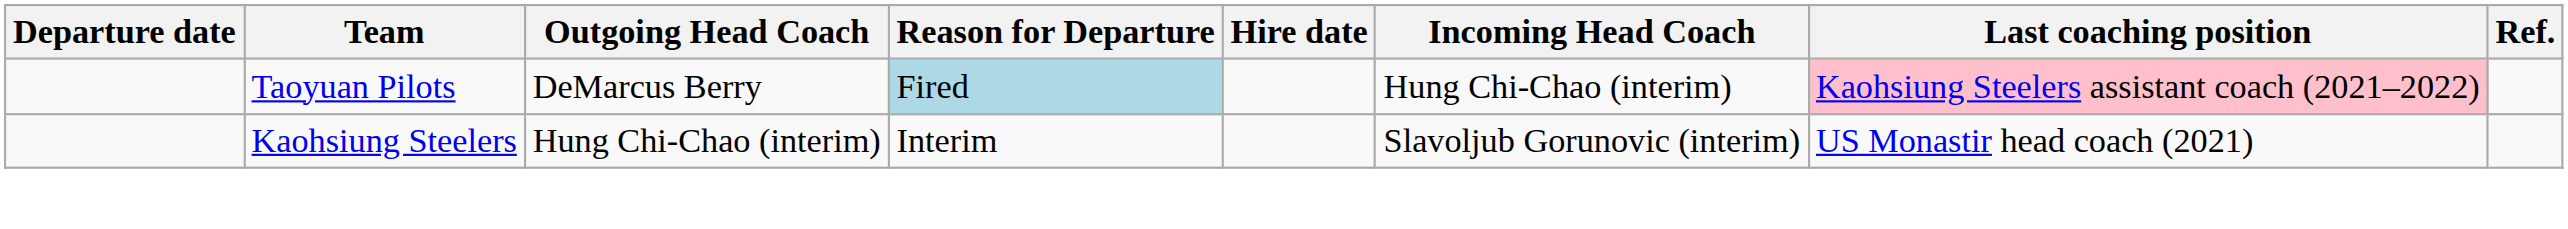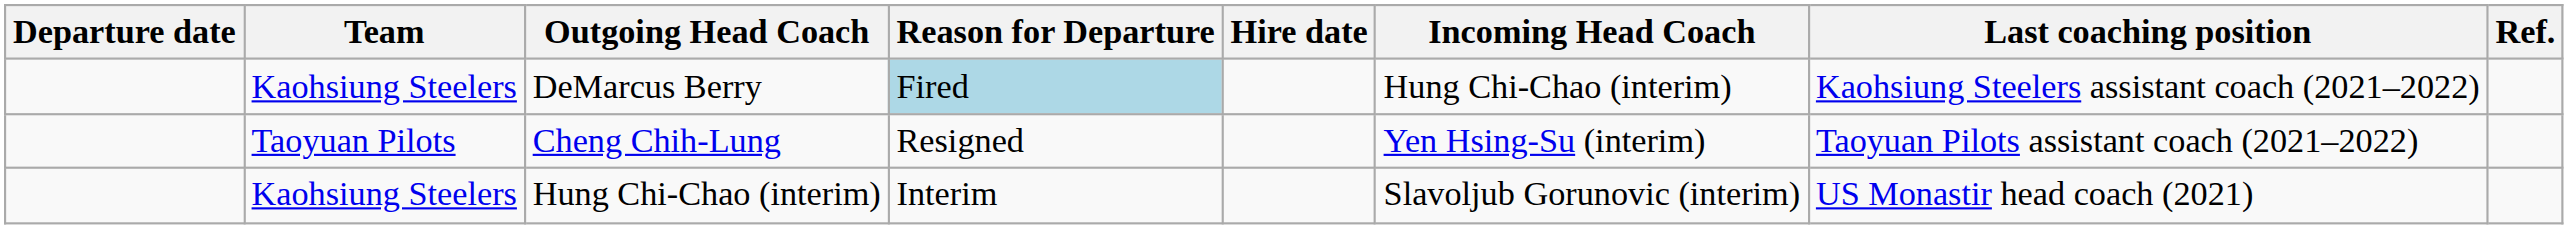(354, 85) Taoyuan Pilots -> (384, 85) Kaohsiung Steelers
(2148, 85) pink background -> (2148, 85) no background
+ row: (657, 140)
